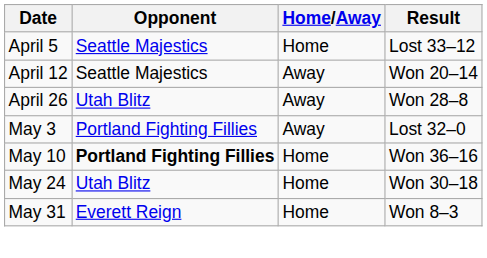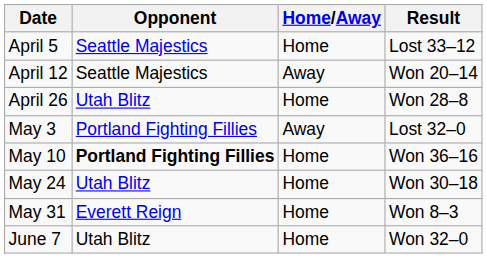(304, 101) Away -> (306, 101) Home
+ row: (35, 239)
